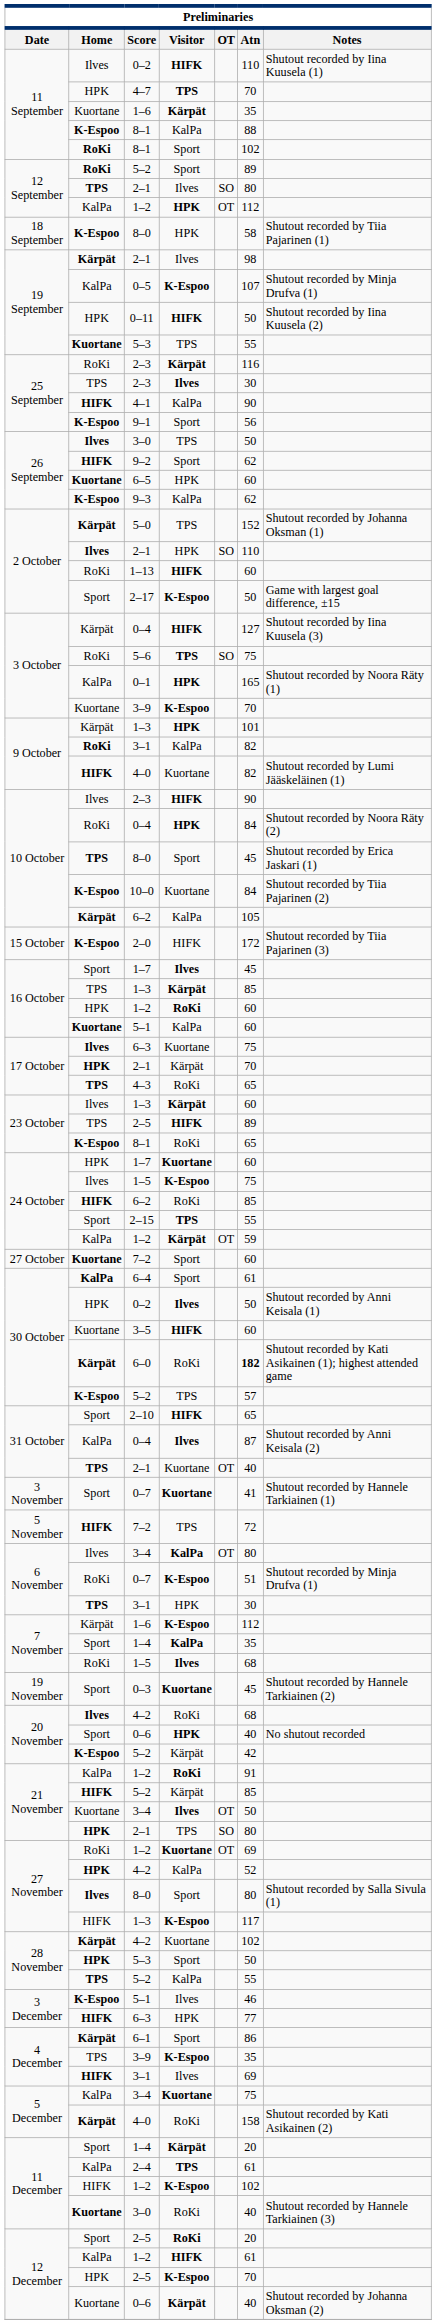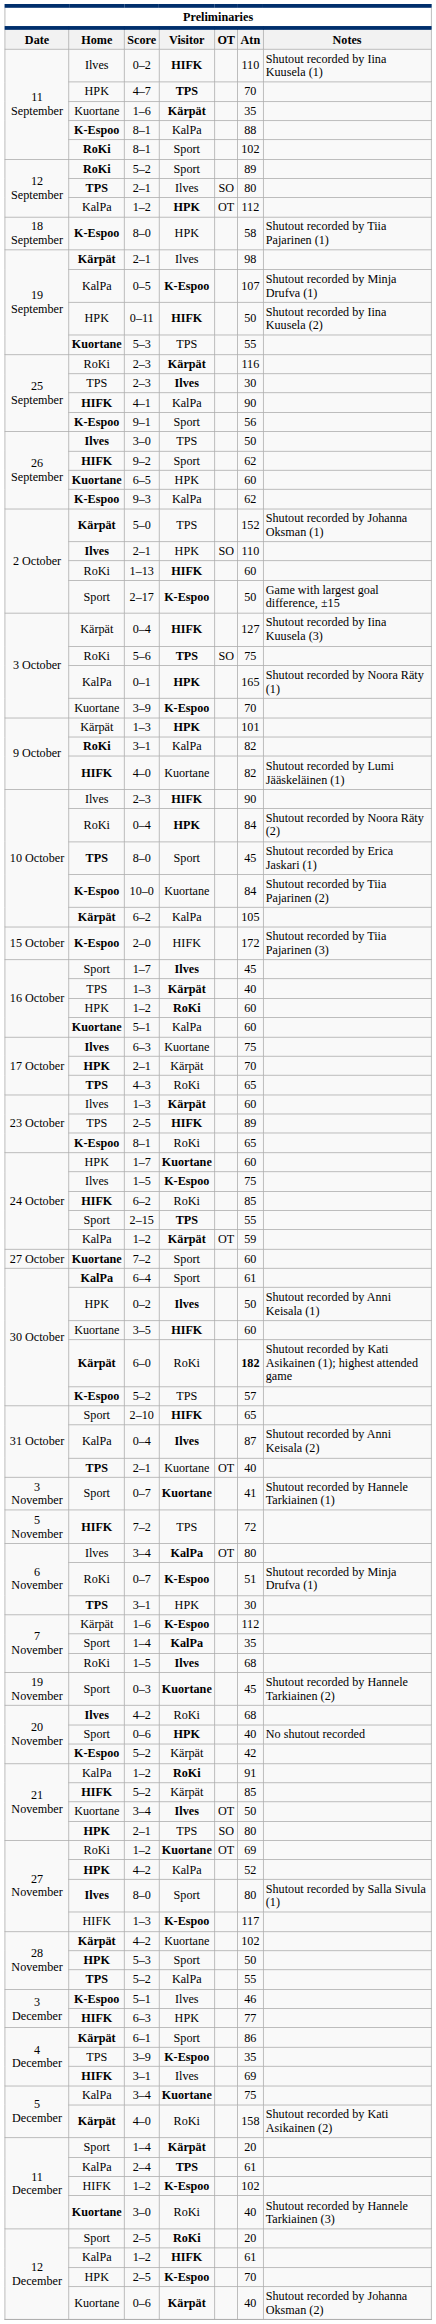(250, 988) 85 -> (250, 988) 40
